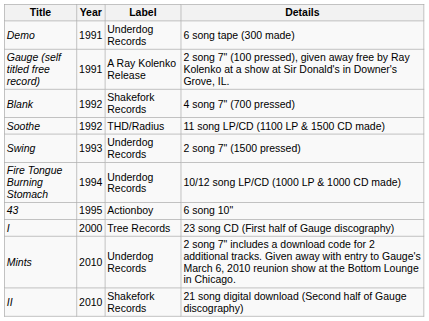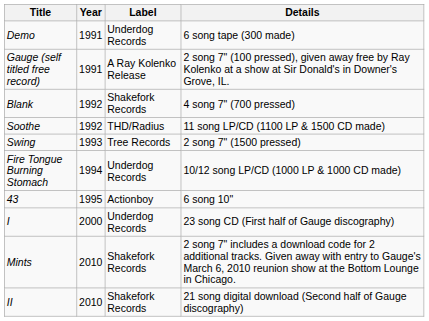(130, 149) Underdog Records -> (139, 143) Tree Records
(139, 228) Tree Records -> (130, 222) Underdog Records
(130, 262) Underdog Records -> (131, 262) Shakefork Records
